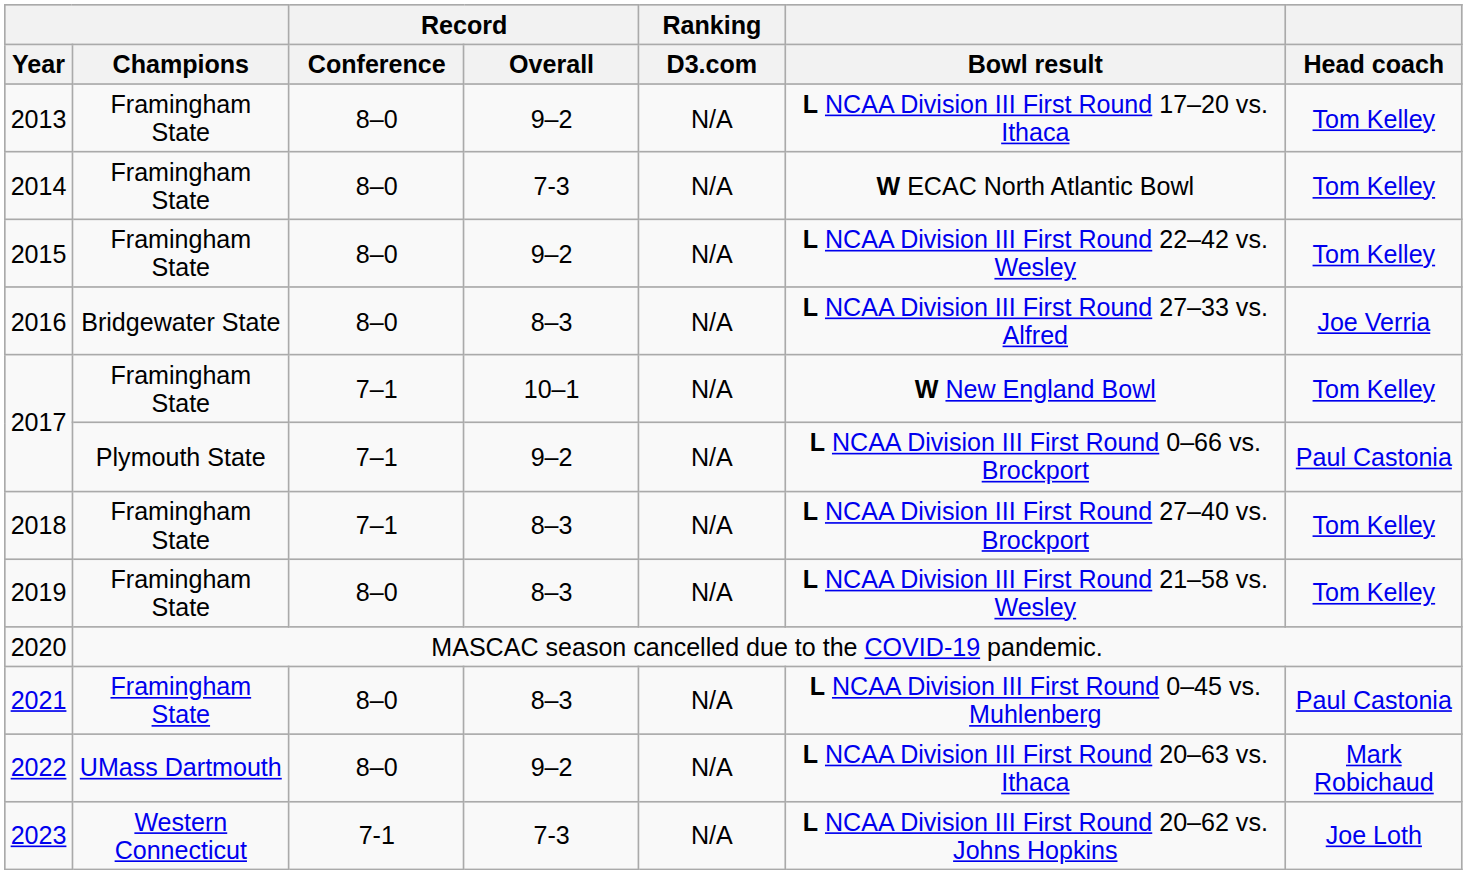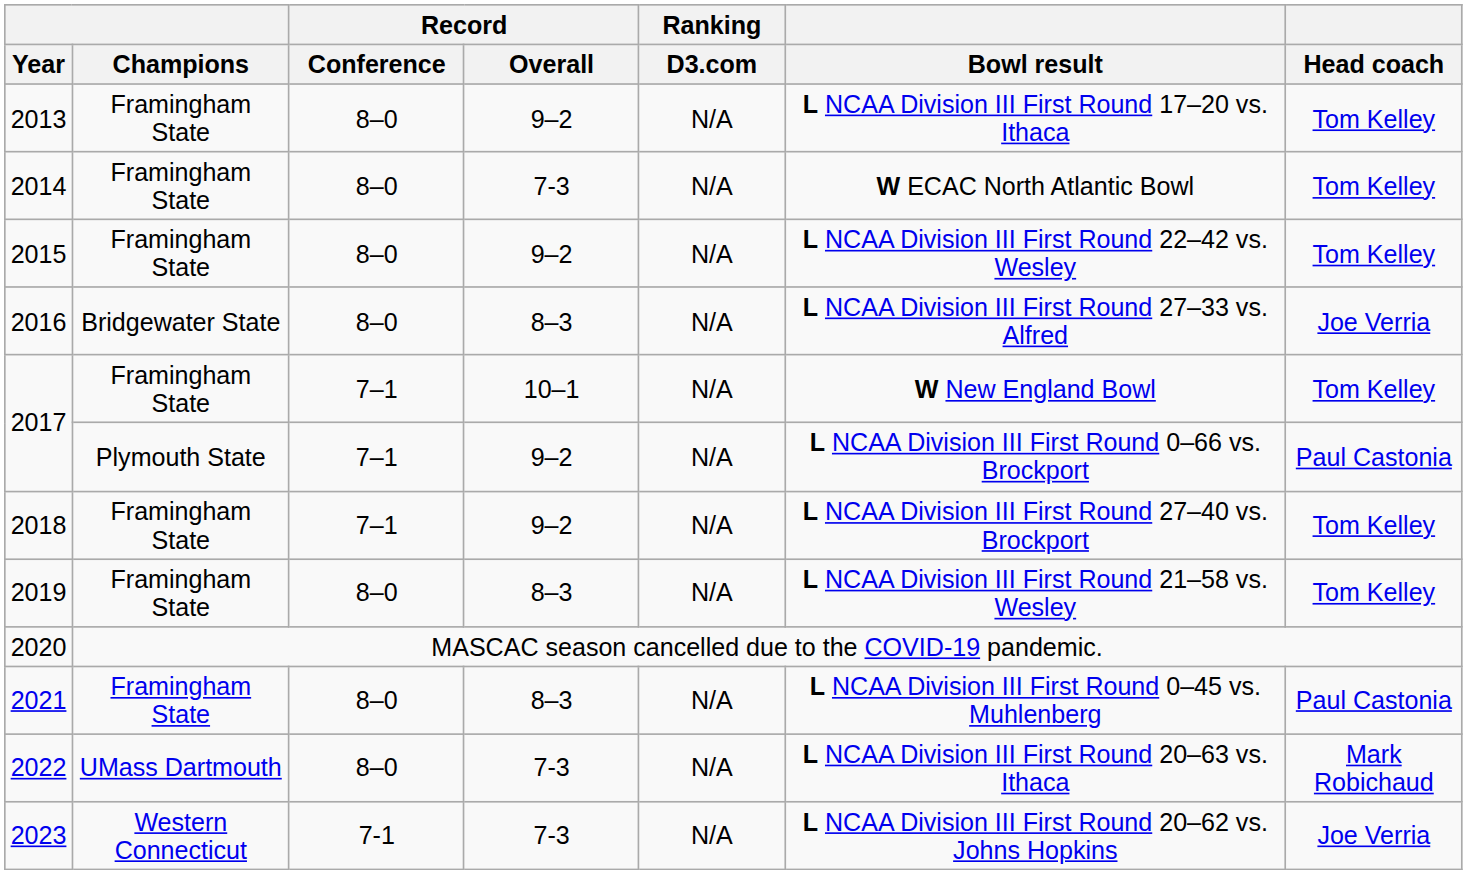(552, 525) 8–3 -> (552, 525) 9–2
(552, 768) 9–2 -> (552, 768) 7-3
(1374, 836) Joe Loth -> (1374, 836) Joe Verria
